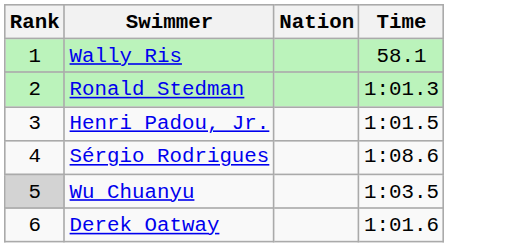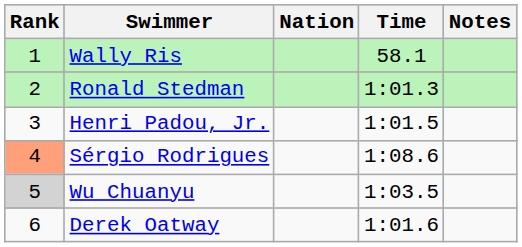+ column: (480, 22)
(35, 157) no background -> (35, 157) lightsalmon background
